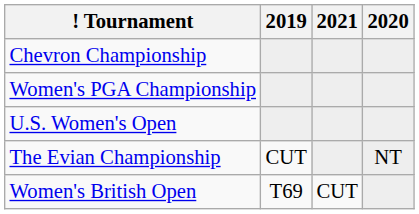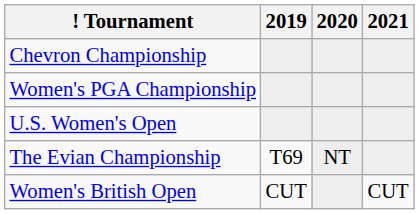columns swapped: (388, 21) <-> (337, 21)
(286, 158) CUT -> (286, 158) T69
(286, 192) T69 -> (286, 192) CUT
